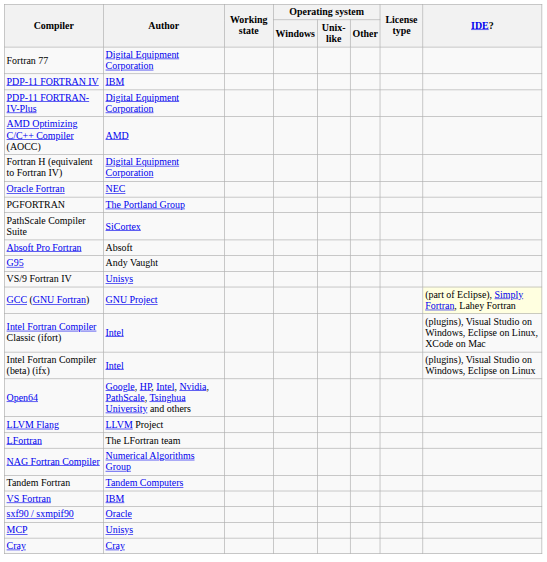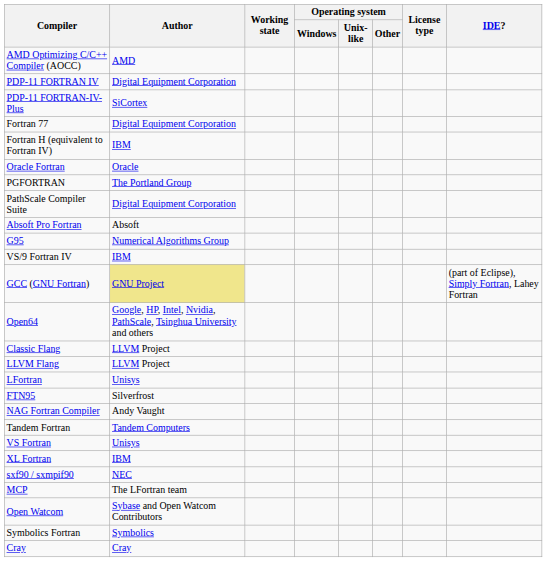rows swapped: (42, 135) <-> (27, 60)
(115, 81) IBM -> (174, 81) Digital Equipment Corporation
(142, 103) Digital Equipment Corporation -> (130, 103) SiCortex
(142, 168) Digital Equipment Corporation -> (121, 145) IBM
(115, 189) NEC -> (125, 167) Oracle
(123, 226) SiCortex -> (174, 204) Digital Equipment Corporation
(132, 263) Andy Vaught -> (170, 241) Numerical Algorithms Group
(119, 279) Unisys -> (121, 256) IBM
(132, 300) no background -> (138, 283) khaki background
(474, 300) lightyellow background -> (494, 283) no background
- row: (52, 333)
- row: (52, 365)
+ row: (33, 348)
(143, 440) The LFortran team -> (126, 380) Unisys
+ row: (21, 395)
(150, 461) Numerical Algorithms Group -> (138, 411) Andy Vaught
(115, 498) IBM -> (126, 443) Unisys
+ row: (29, 458)
(119, 514) Oracle -> (122, 474) NEC
(119, 530) Unisys -> (150, 490) The LFortran team
+ row: (35, 511)
+ row: (43, 533)
